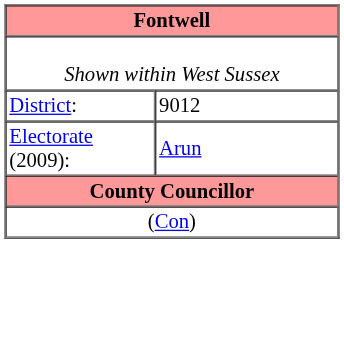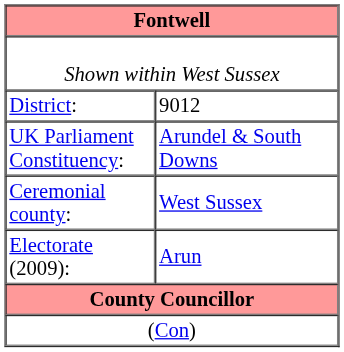+ row: (72, 148)
+ row: (57, 202)
